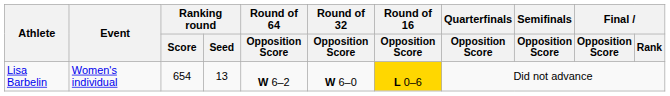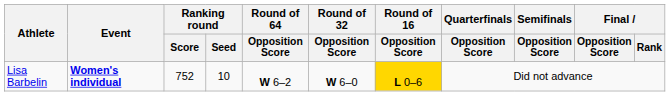(95, 77) normal -> (96, 77) bold
(182, 77) 654 -> (185, 77) 752
(222, 77) 13 -> (224, 77) 10
